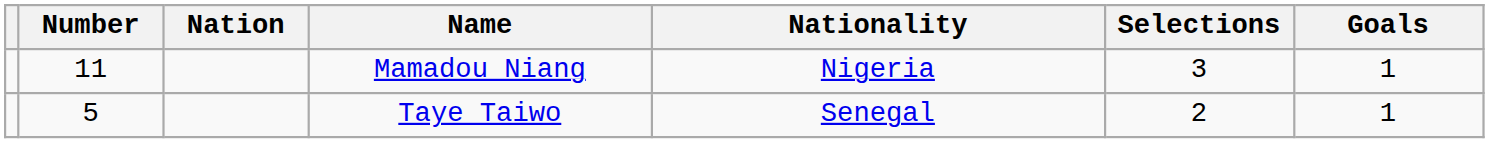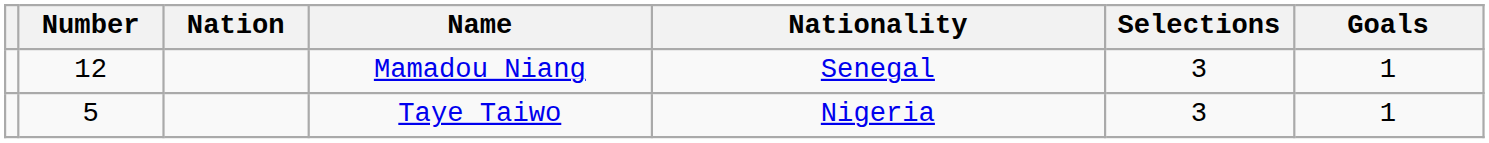(91, 71) 11 -> (91, 71) 12
(878, 71) Nigeria -> (878, 71) Senegal
(878, 115) Senegal -> (878, 115) Nigeria
(1199, 115) 2 -> (1199, 115) 3
